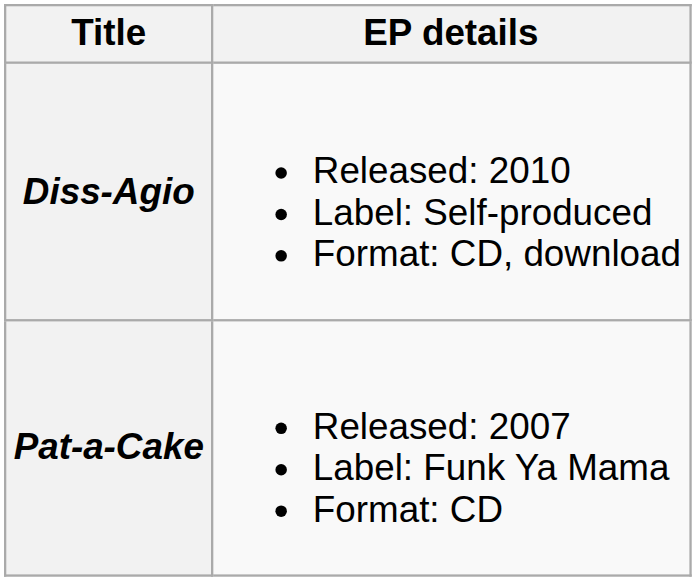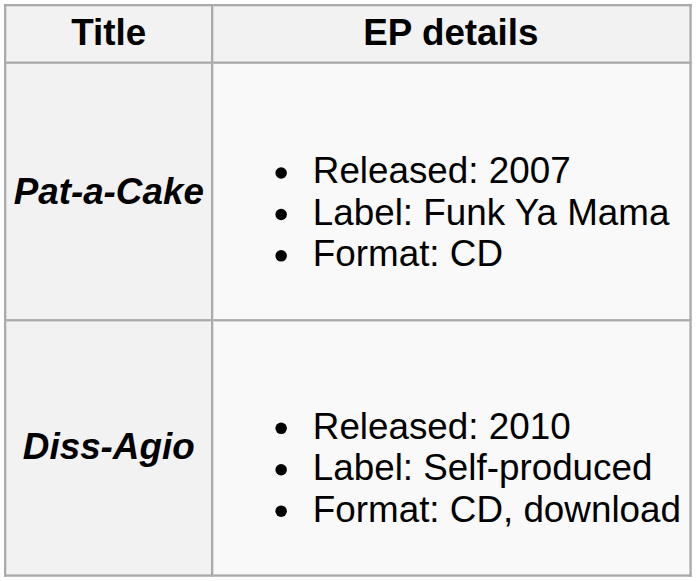rows swapped: (109, 447) <-> (109, 190)
